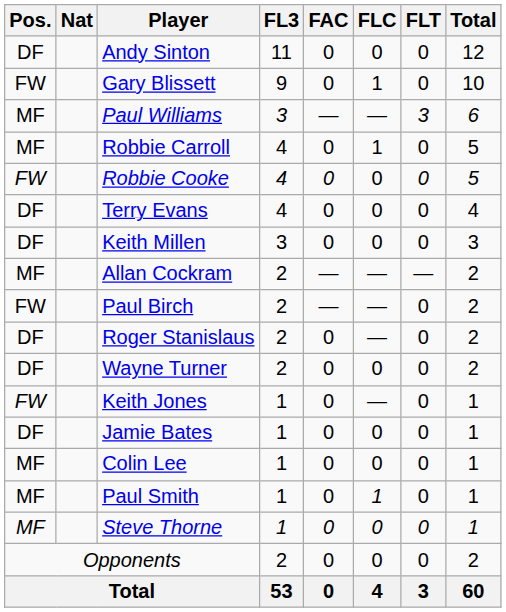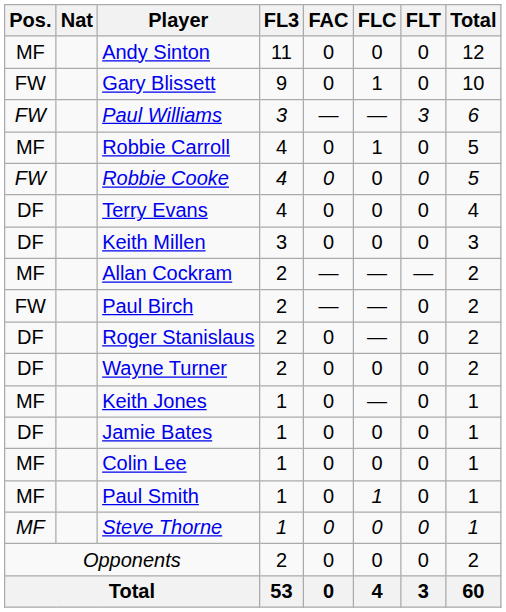(30, 52) DF -> (30, 52) MF
(30, 115) MF -> (30, 115) FW
(30, 400) FW -> (30, 400) MF
